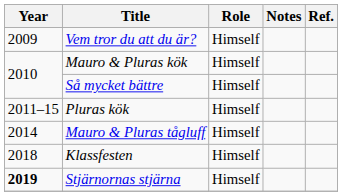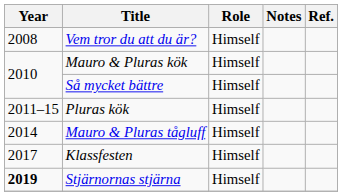(23, 39) 2009 -> (23, 39) 2008
(23, 156) 2018 -> (23, 156) 2017
